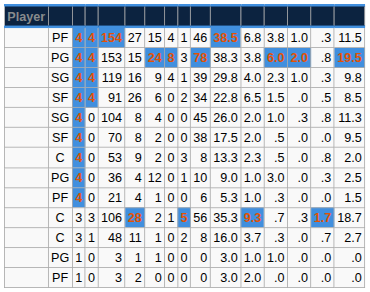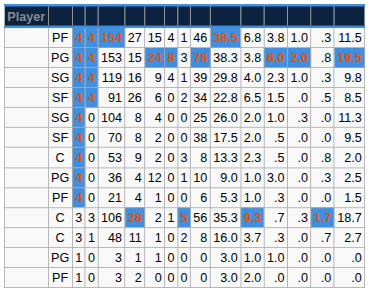(200, 118) 45 -> (200, 118) 25
(326, 118) .8 -> (326, 118) .0
